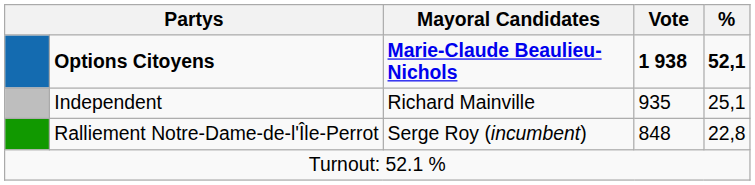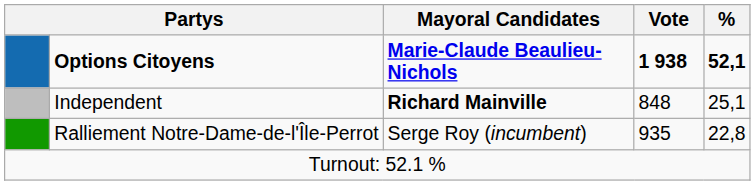(461, 103) normal -> (467, 103) bold
(655, 103) 935 -> (655, 103) 848
(655, 133) 848 -> (655, 133) 935
